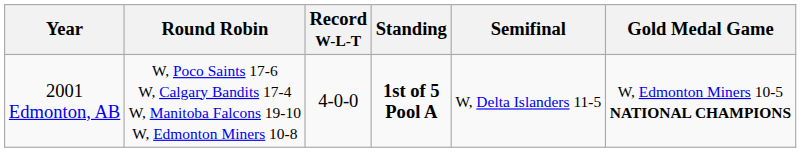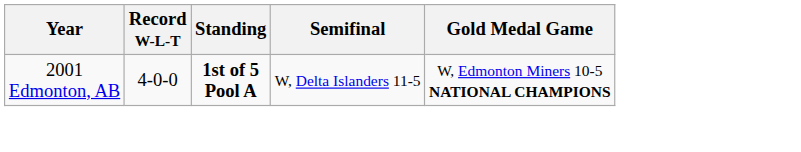- column: (215, 29)
